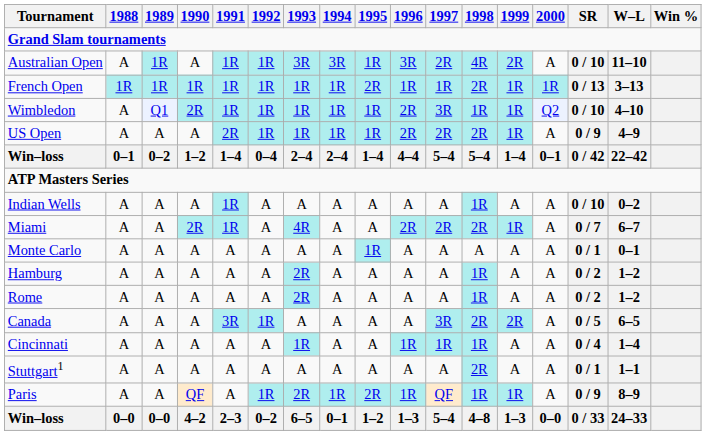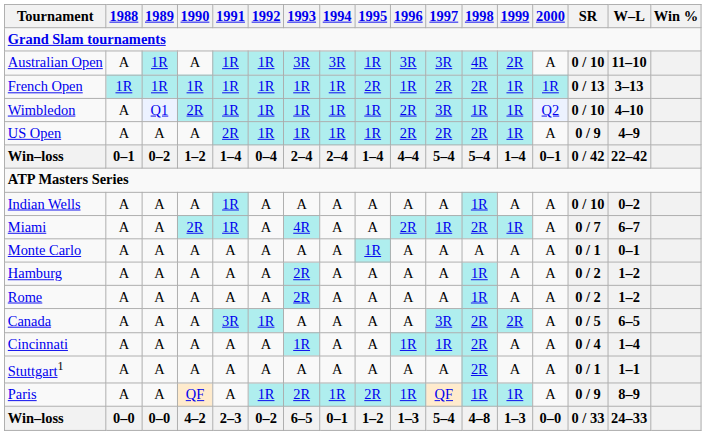(444, 62) 2R -> (444, 62) 3R
(444, 86) 1R -> (444, 86) 2R
(444, 226) 2R -> (444, 226) 1R
(479, 343) 1R -> (479, 343) 2R
